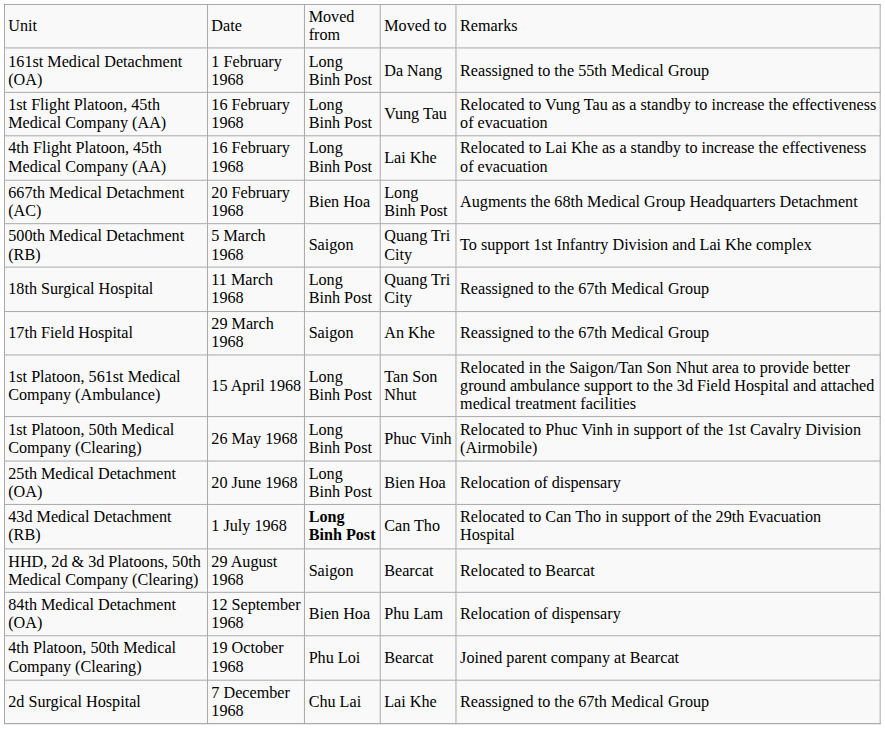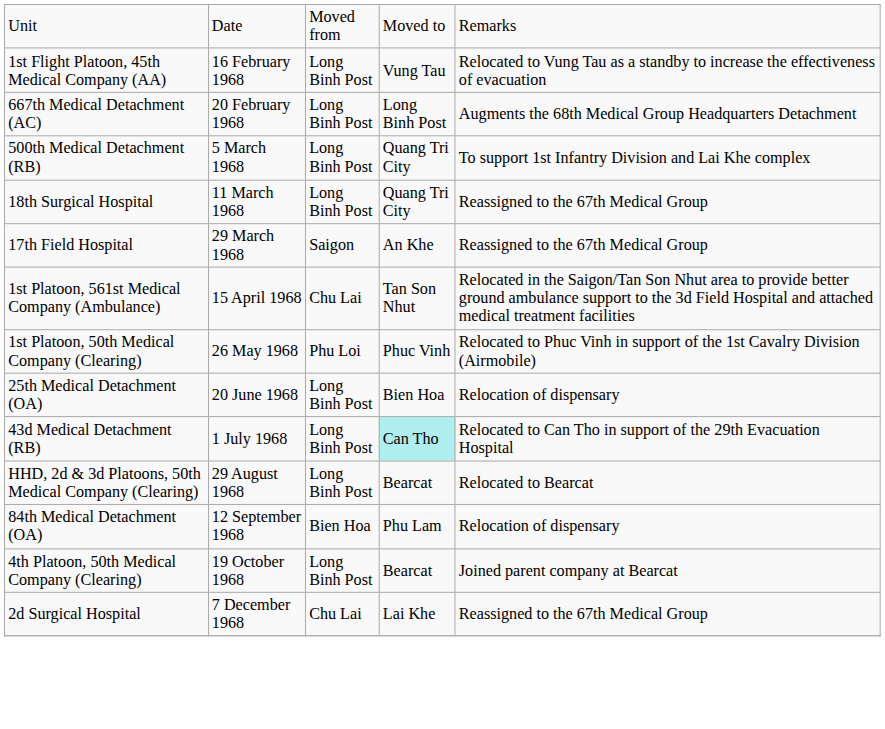- row: (95, 70)
- row: (87, 157)
(339, 201) Bien Hoa -> (341, 114) Long Binh Post
(331, 245) Saigon -> (341, 157) Long Binh Post
(340, 385) Long Binh Post -> (335, 298) Chu Lai
(340, 438) Long Binh Post -> (335, 351) Phu Loi
(342, 526) bold -> (341, 438) normal
(412, 526) no background -> (411, 438) paleturquoise background
(331, 570) Saigon -> (341, 482) Long Binh Post
(334, 657) Phu Loi -> (341, 570) Long Binh Post
